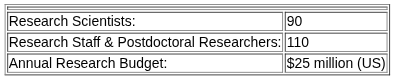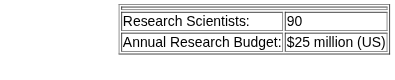- row: (145, 42)
